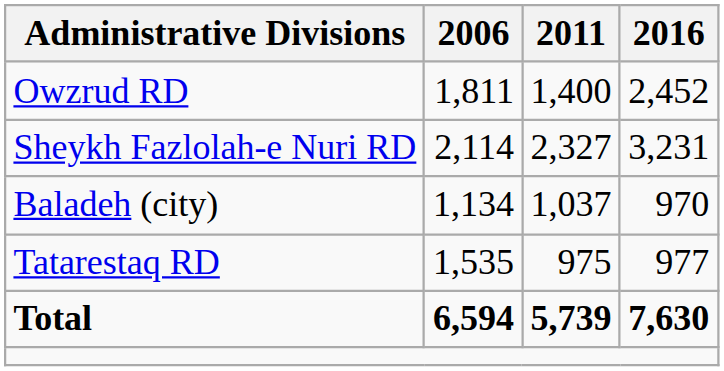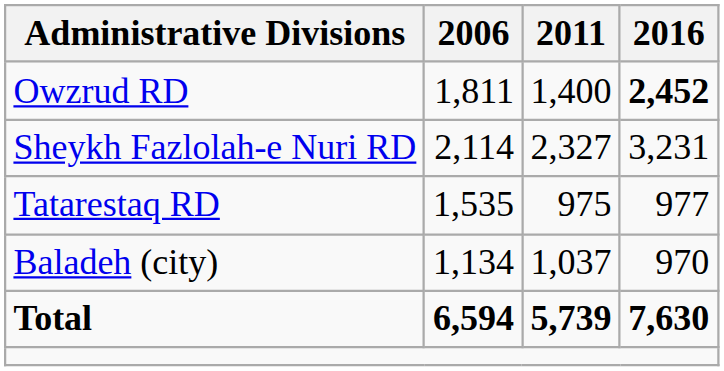(669, 90) normal -> (669, 90) bold
rows swapped: (117, 261) <-> (116, 204)
